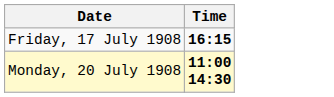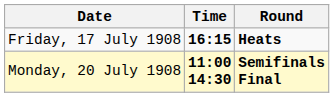+ column: (282, 16)
